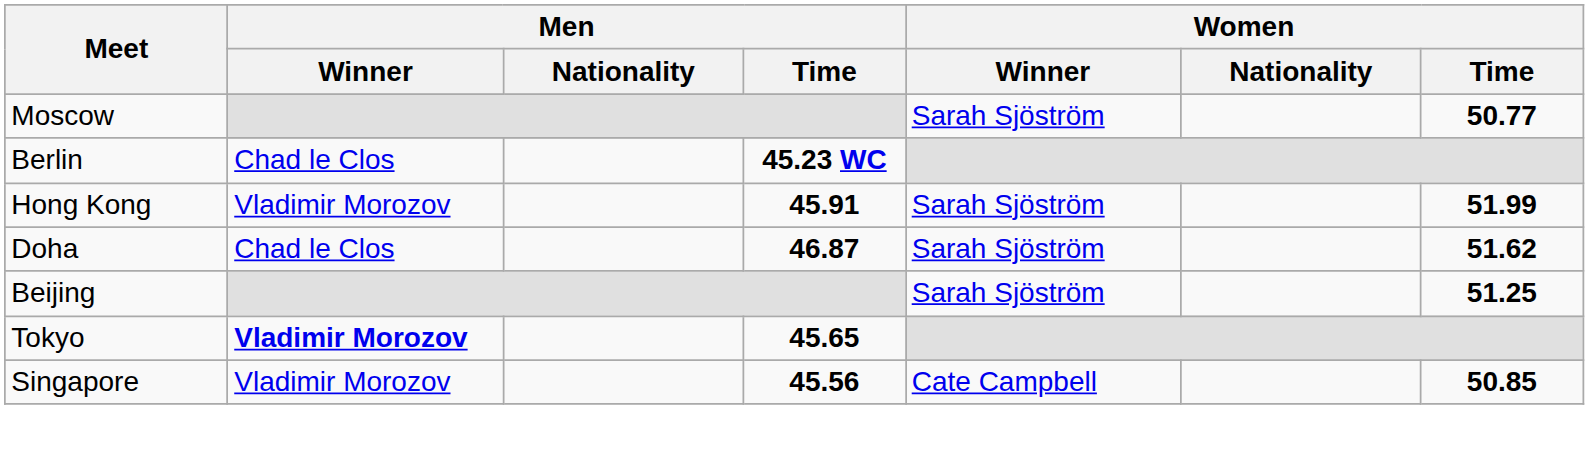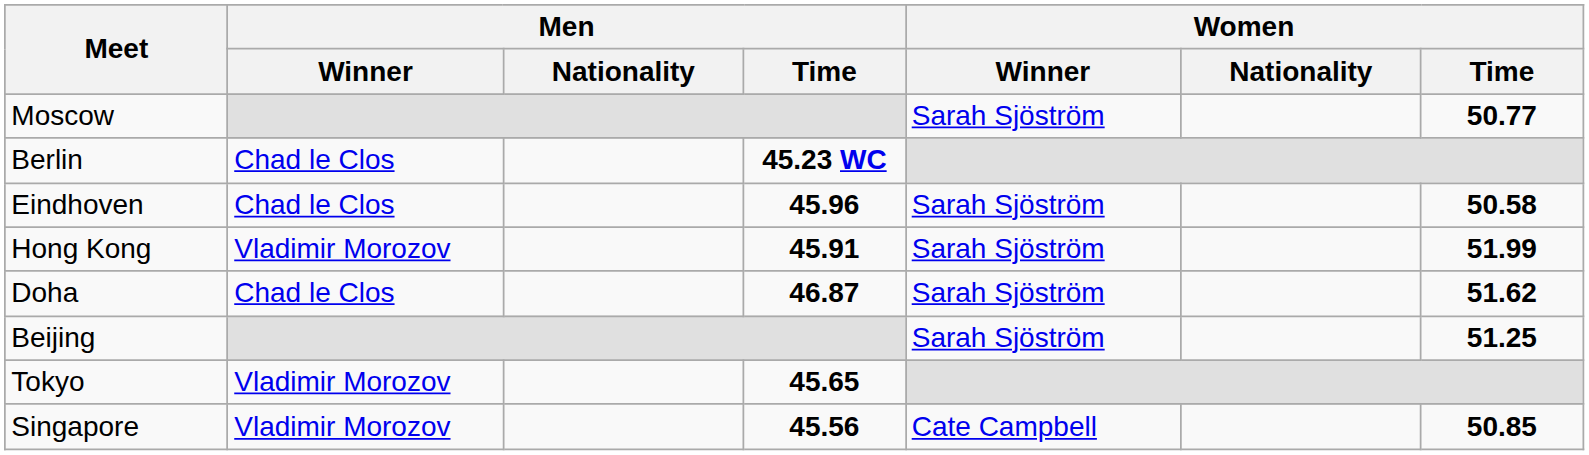+ row: (78, 204)
(351, 337) bold -> (342, 381) normal
